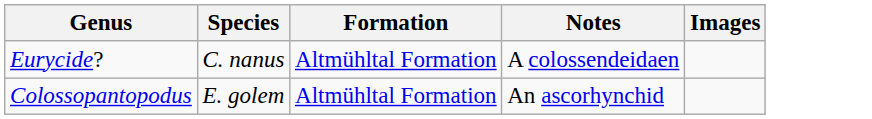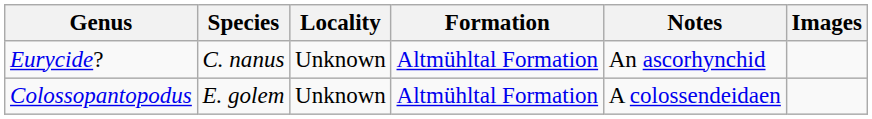+ column: (340, 22)
(593, 59) A colossendeidaen -> (687, 59) An ascorhynchid
(586, 95) An ascorhynchid -> (695, 95) A colossendeidaen
